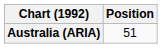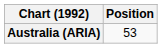(130, 33) 51 -> (130, 33) 53
